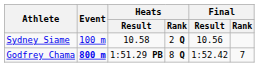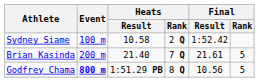(210, 40) 10.56 -> (210, 40) 1:52.42
+ row: (41, 55)
(210, 55) 1:52.42 -> (210, 69) 10.56
(242, 55) 7 -> (242, 69) 5
